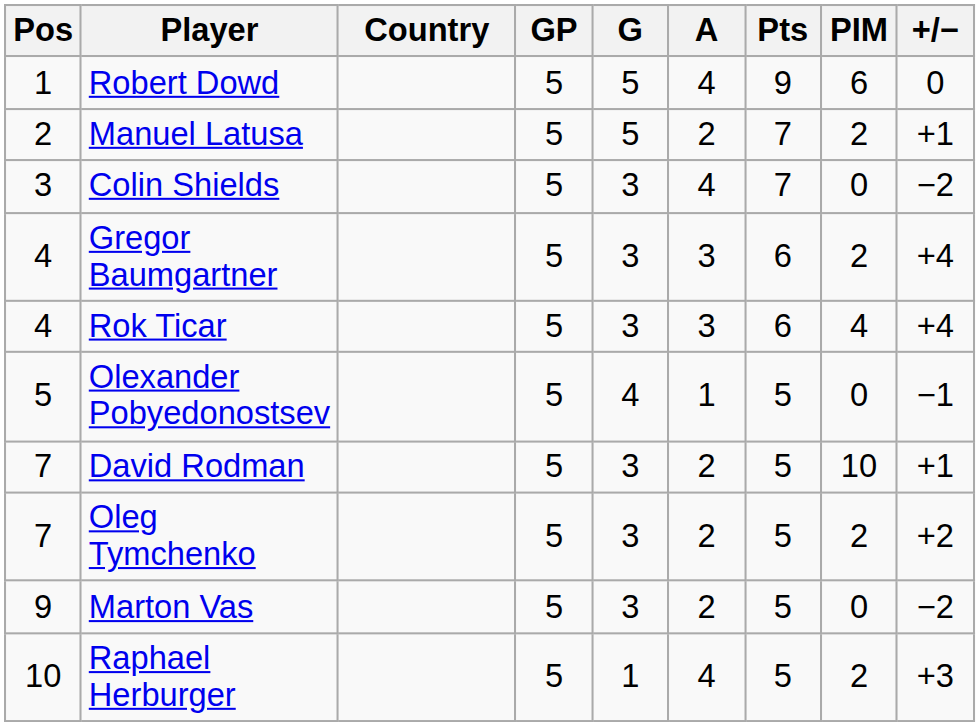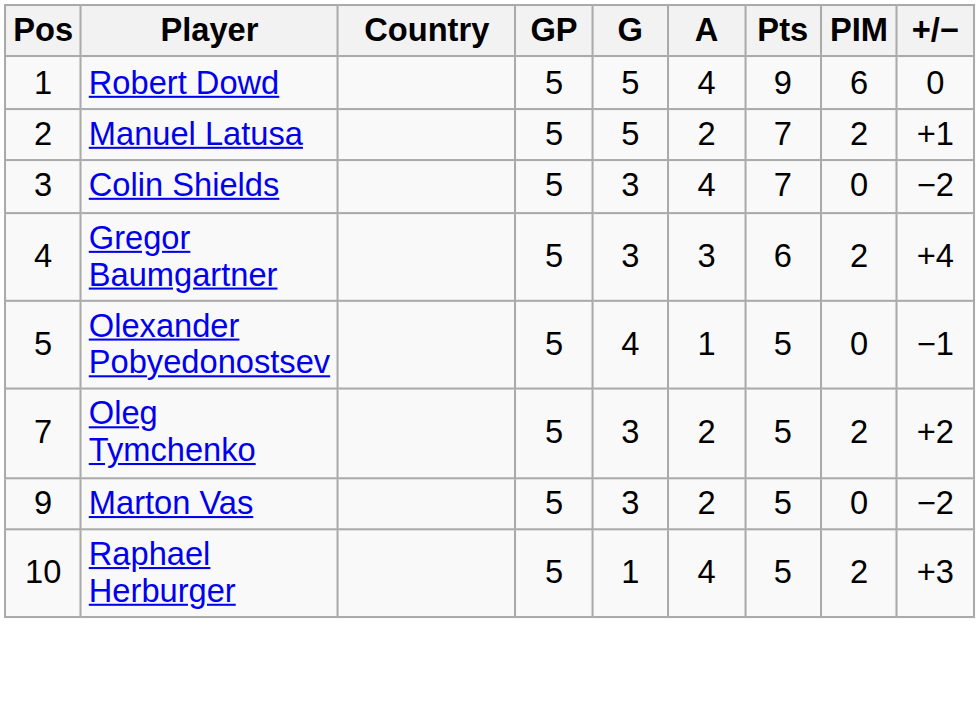- row: (158, 325)
- row: (197, 466)
